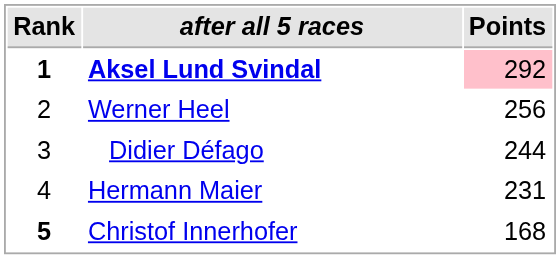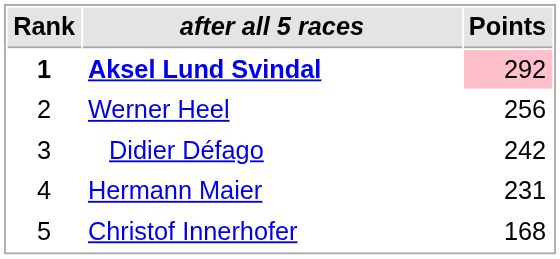(525, 150) 244 -> (525, 150) 242
(44, 231) bold -> (44, 231) normal
